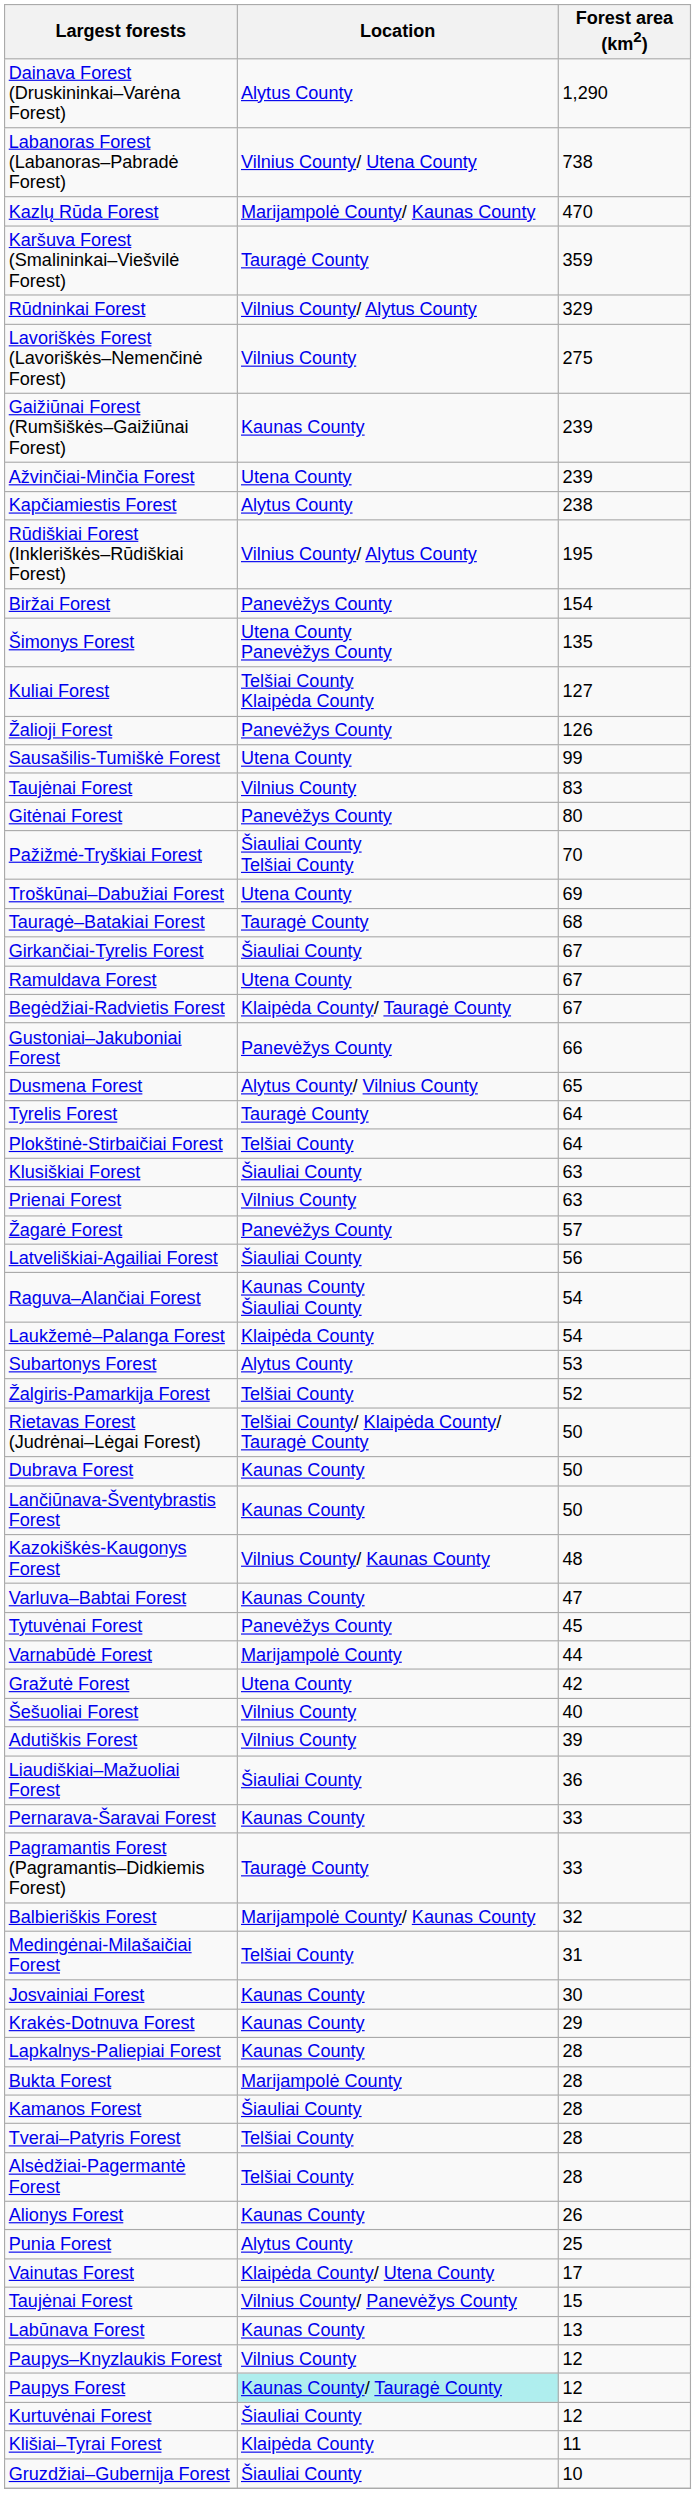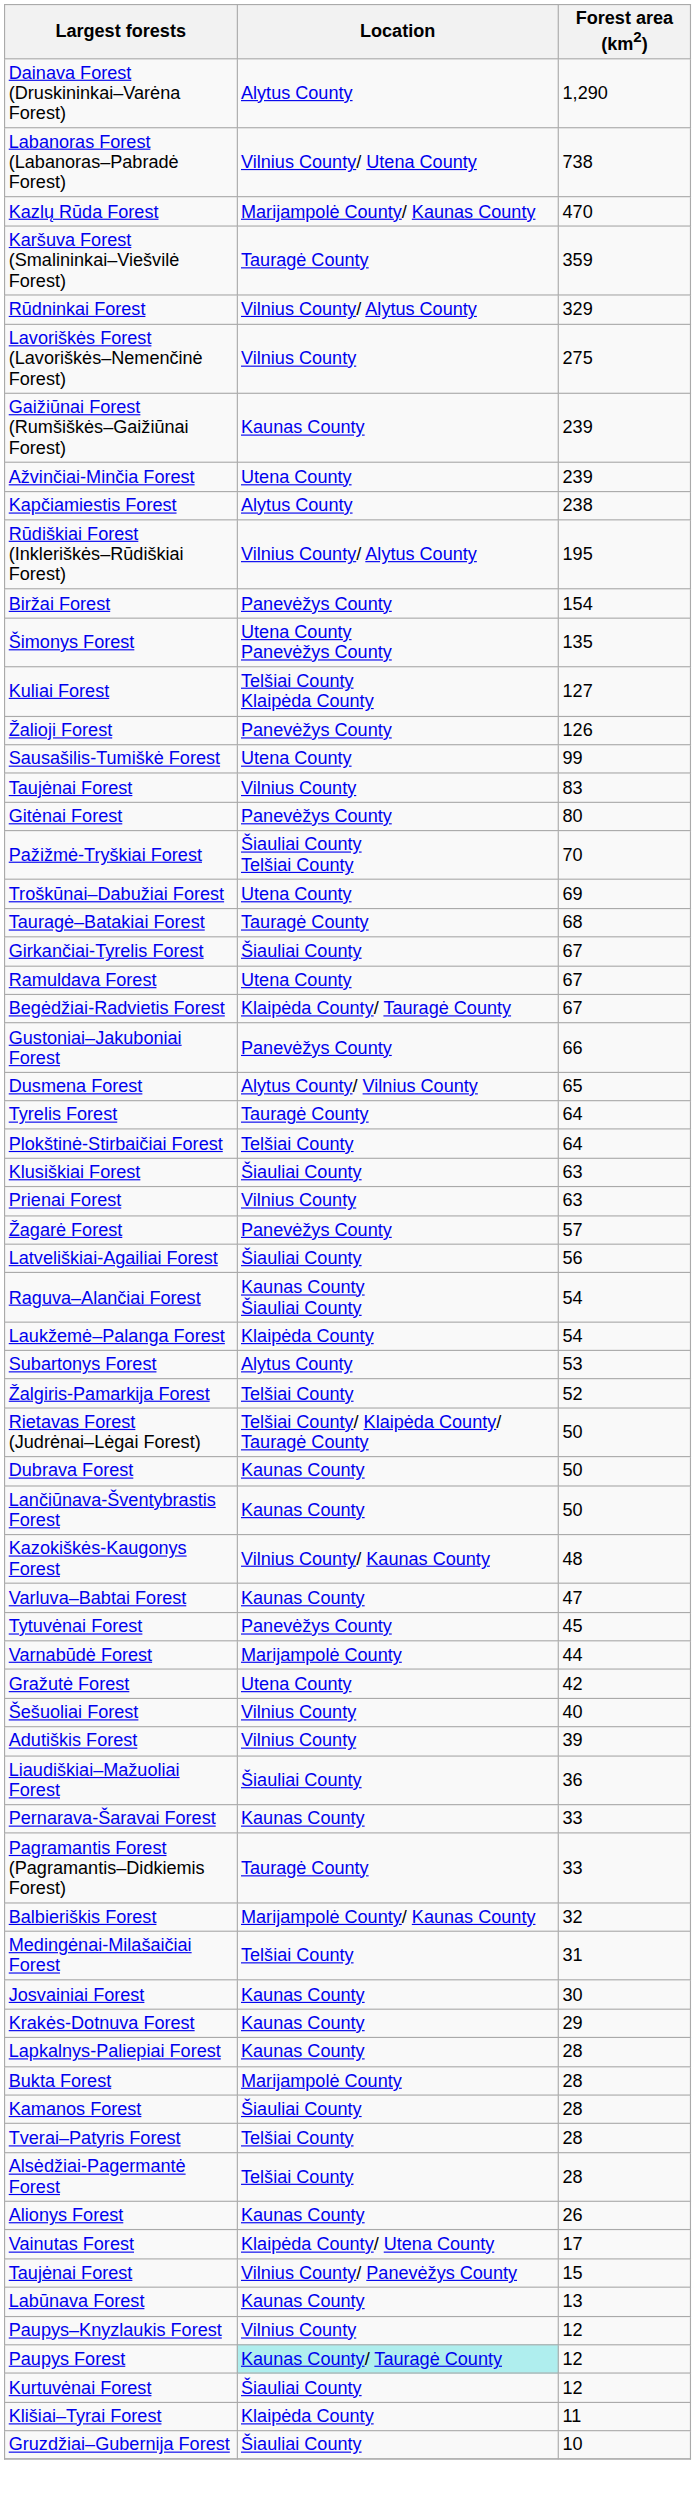- row: (60, 2244)
